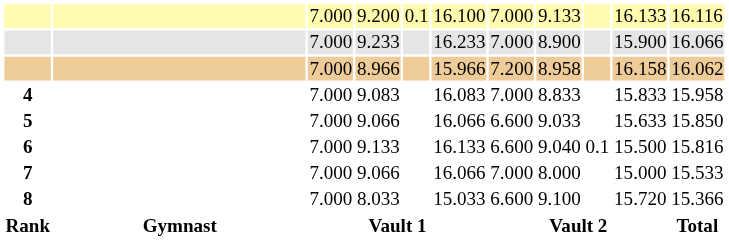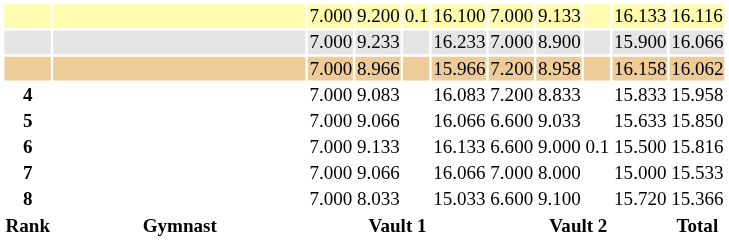(512, 94) 7.000 -> (512, 94) 7.200
(559, 147) 9.040 -> (559, 147) 9.000
